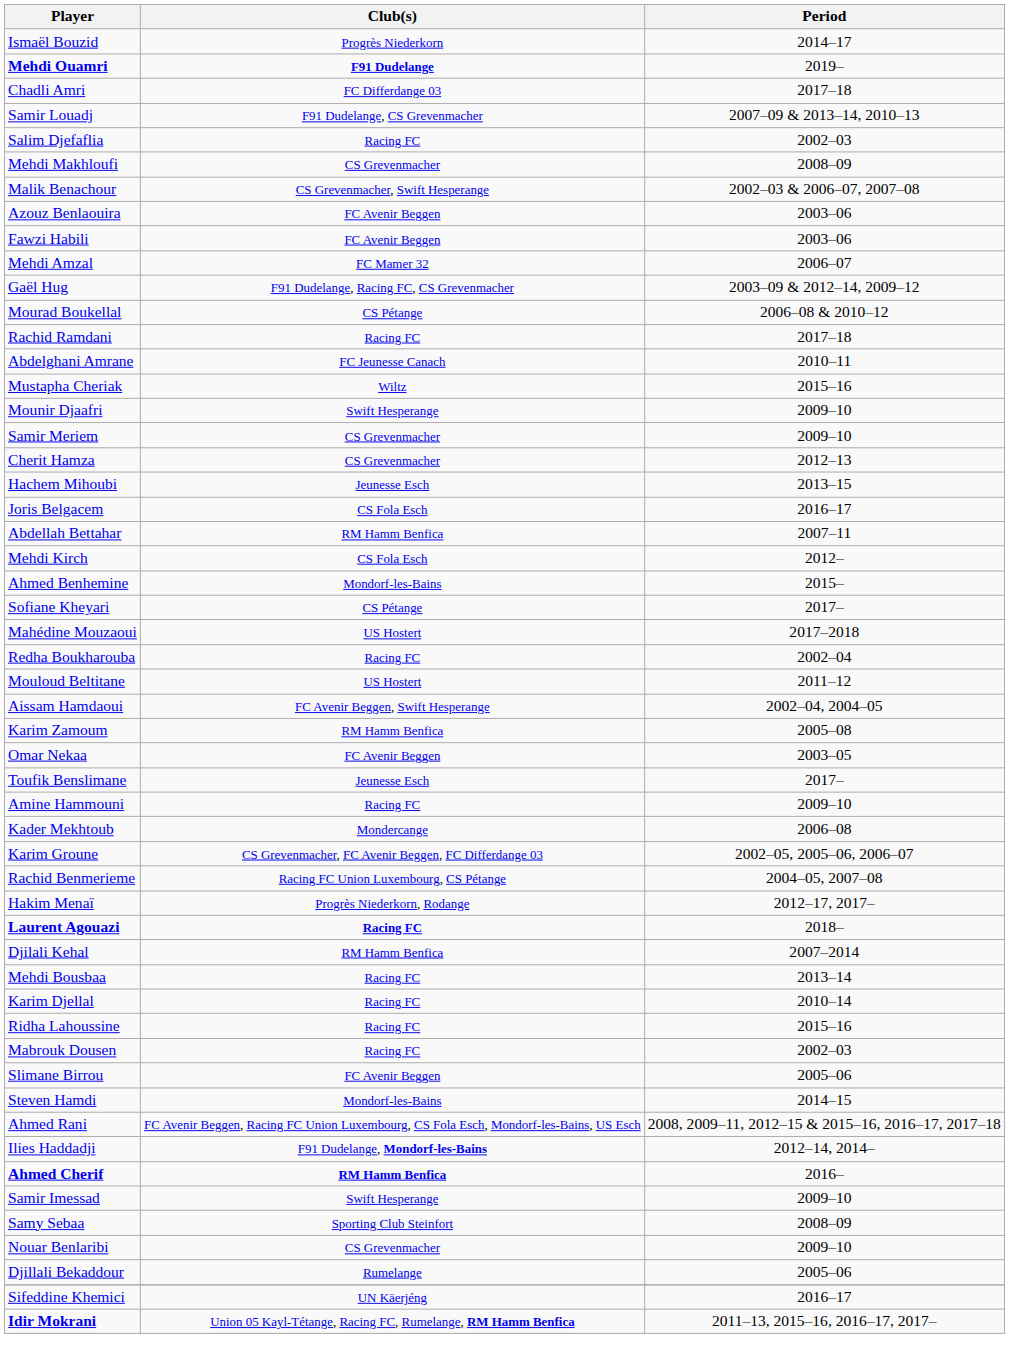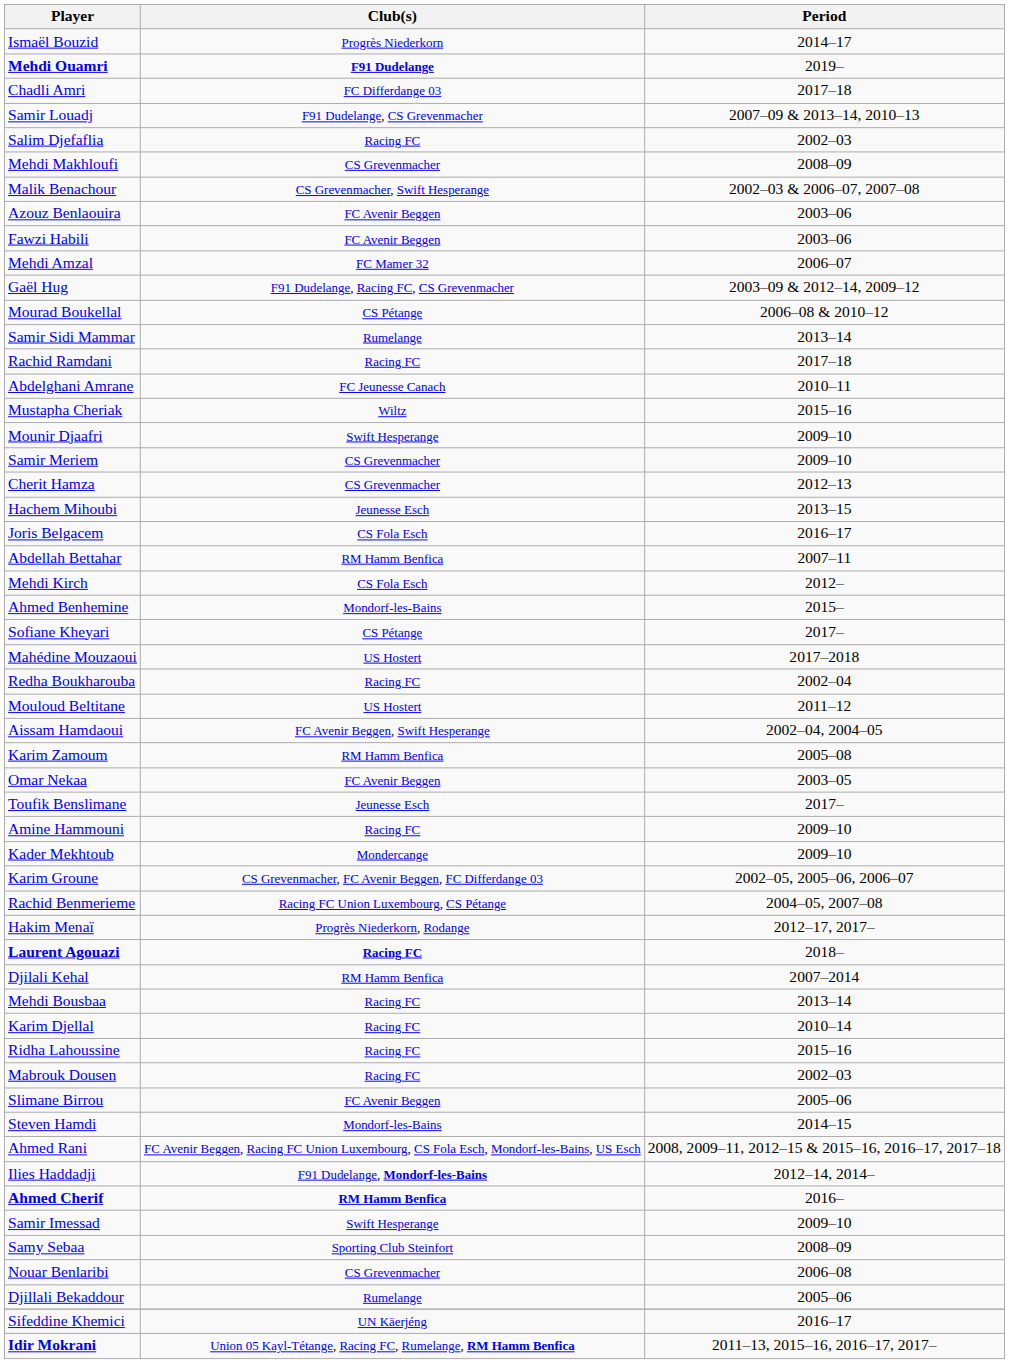+ row: (71, 336)
(824, 829) 2006–08 -> (824, 853) 2009–10
(824, 1247) 2009–10 -> (824, 1272) 2006–08
